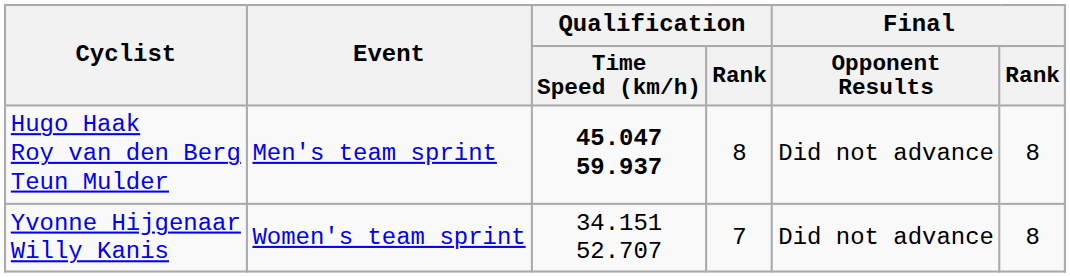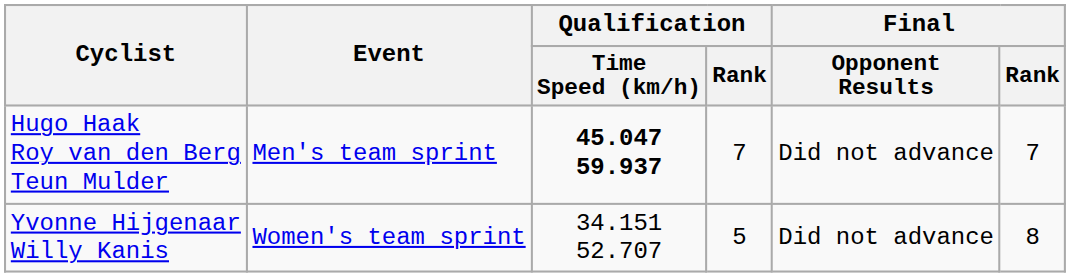(740, 154) 8 -> (740, 154) 7
(1033, 154) 8 -> (1033, 154) 7
(740, 238) 7 -> (740, 238) 5
